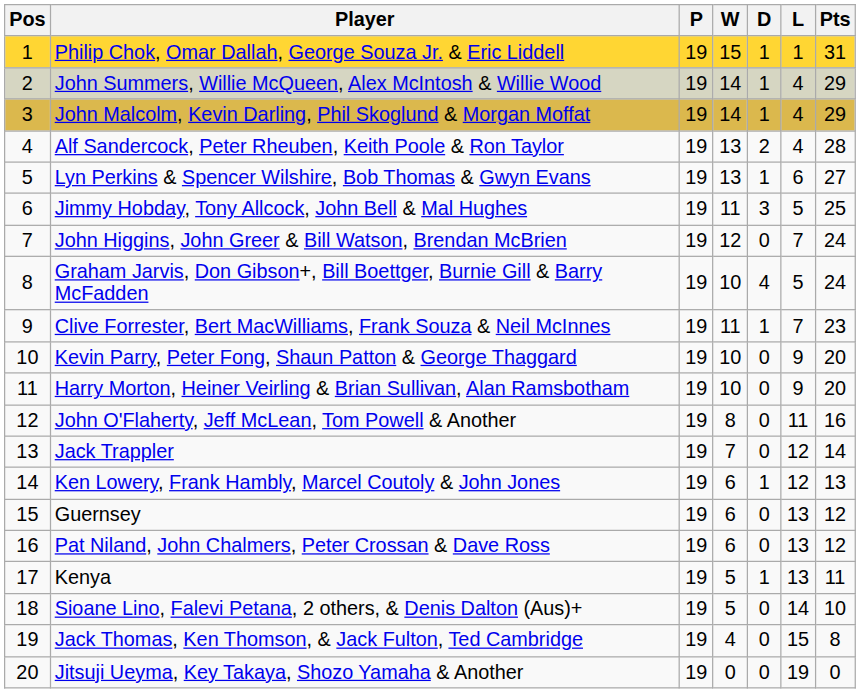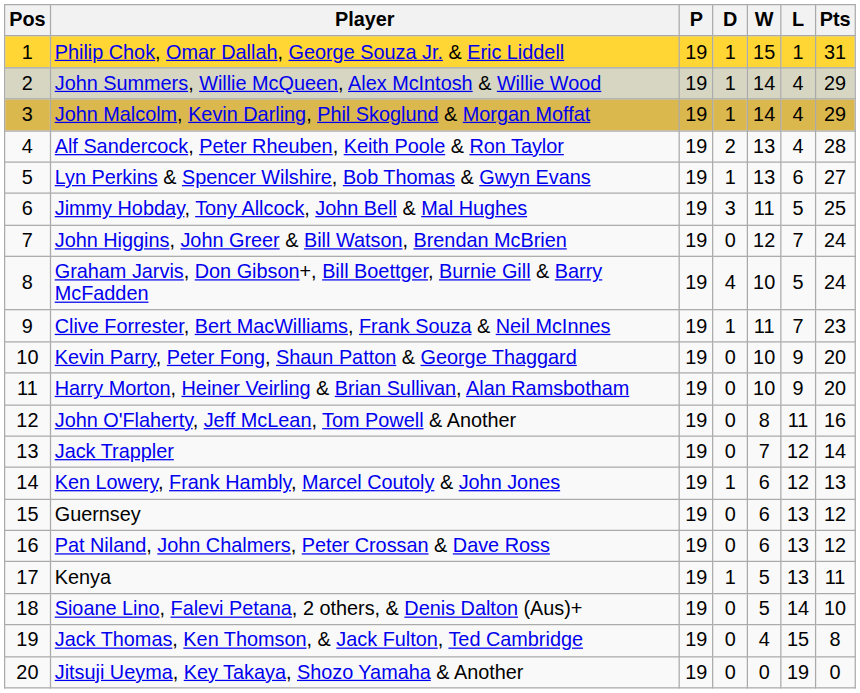columns swapped: (730, 20) <-> (764, 20)
